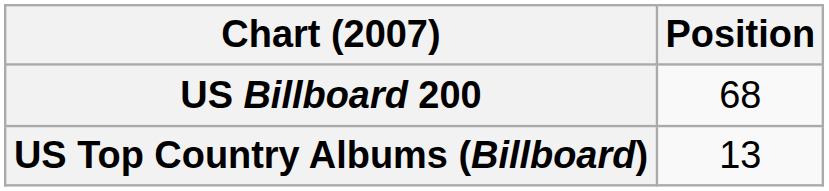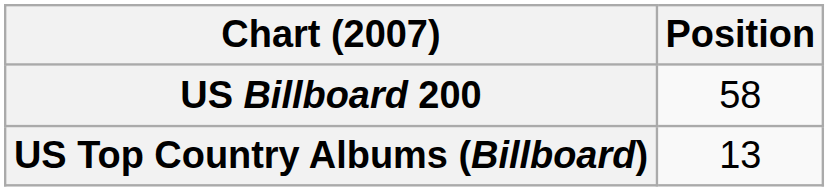(740, 94) 68 -> (740, 94) 58
